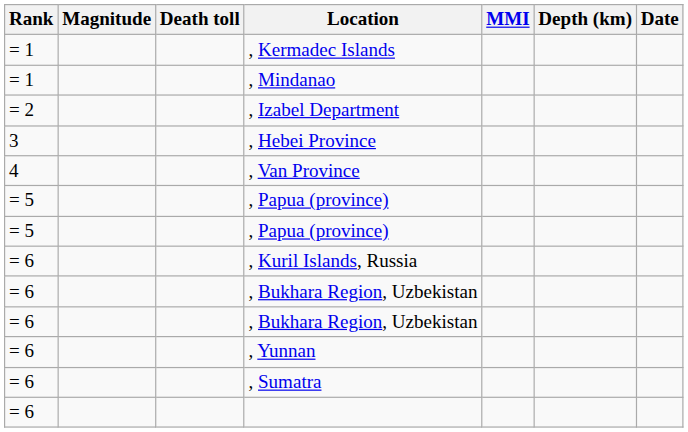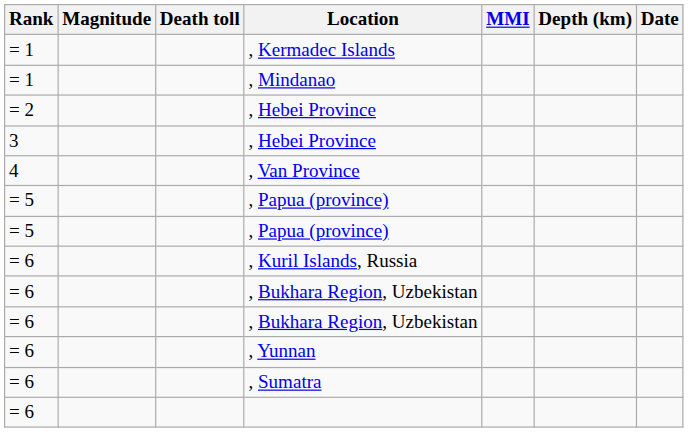- row: (21, 110)
+ row: (21, 110)
